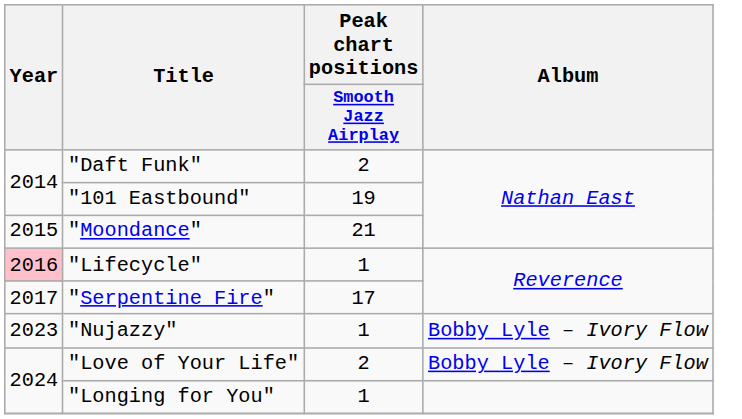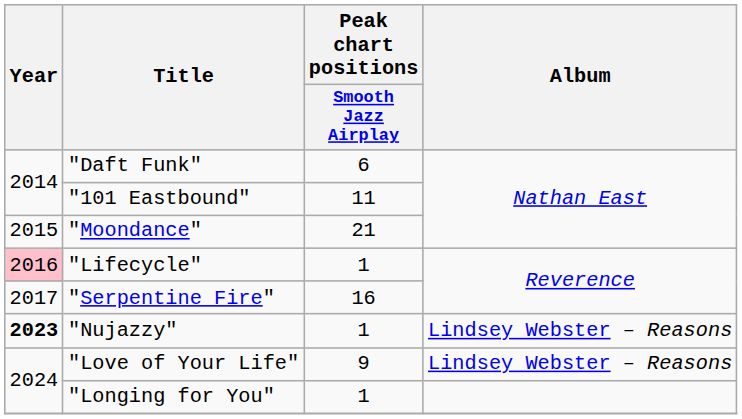(364, 166) 2 -> (364, 166) 6
(364, 199) 19 -> (364, 199) 11
(364, 298) 17 -> (364, 298) 16
(34, 331) normal -> (34, 331) bold
(568, 331) Bobby Lyle – Ivory Flow -> (580, 331) Lindsey Webster – Reasons
(364, 364) 2 -> (364, 364) 9
(568, 364) Bobby Lyle – Ivory Flow -> (580, 364) Lindsey Webster – Reasons
